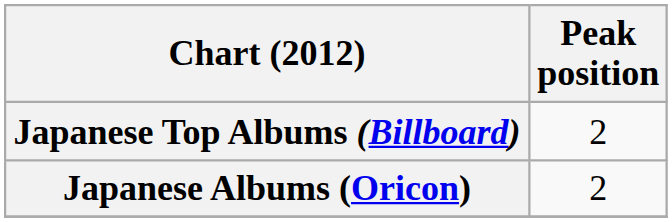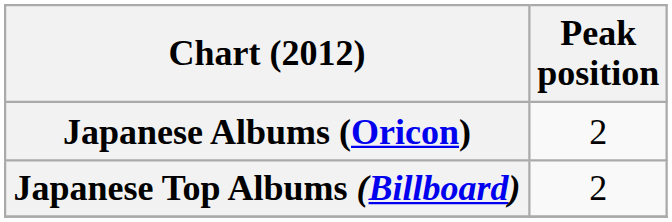rows swapped: (267, 187) <-> (267, 130)
